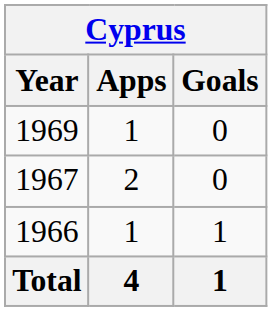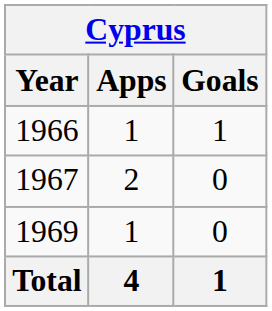rows swapped: (47, 230) <-> (47, 130)
